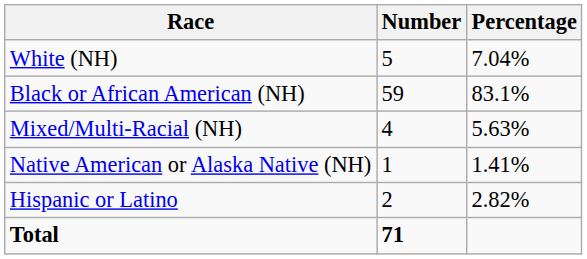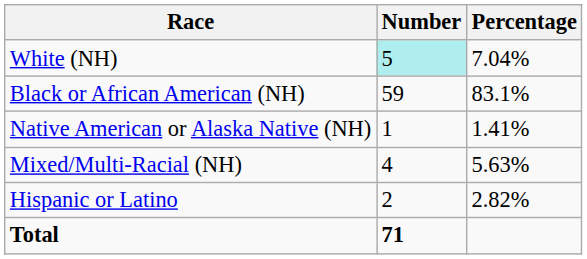(387, 57) no background -> (387, 57) paleturquoise background
rows swapped: (191, 164) <-> (126, 128)
